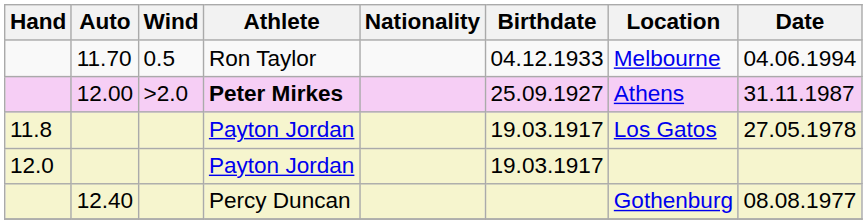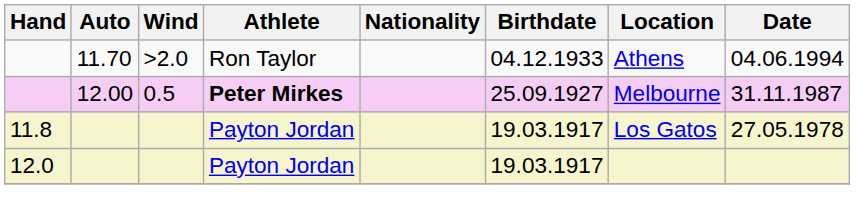(159, 58) 0.5 -> (166, 58) >2.0
(667, 58) Melbourne -> (649, 58) Athens
(166, 93) >2.0 -> (159, 93) 0.5
(649, 93) Athens -> (667, 93) Melbourne
- row: (38, 201)
